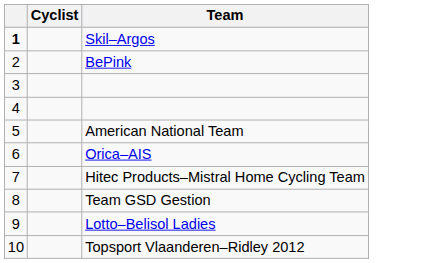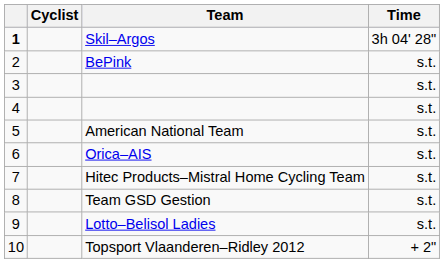+ column: (404, 16)
